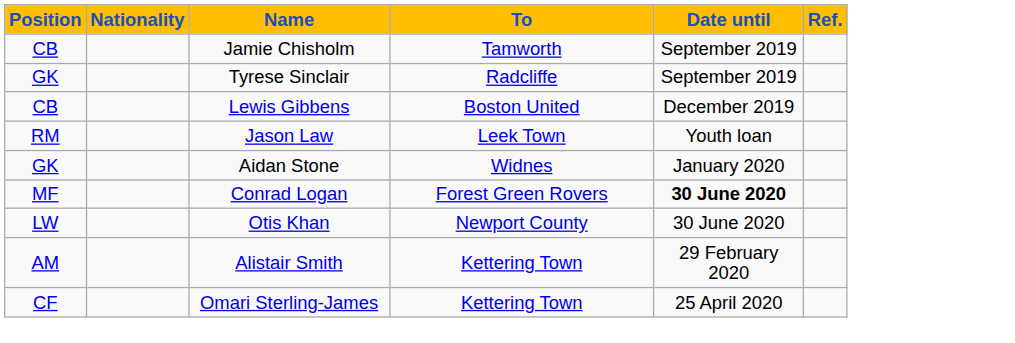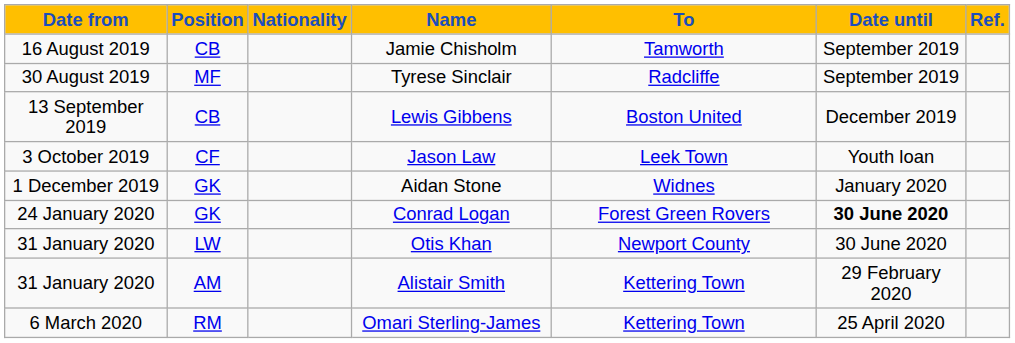+ column: (86, 20)
(45, 78) GK -> (208, 78) MF
(45, 136) RM -> (208, 157) CF
(45, 194) MF -> (208, 215) GK
(45, 302) CF -> (208, 323) RM
